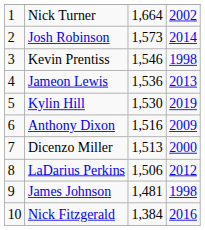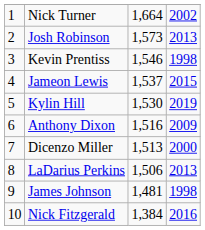(183, 37) 2014 -> (183, 37) 2013
(147, 81) 1,536 -> (147, 81) 1,537
(183, 81) 2013 -> (183, 81) 2015
(183, 170) 2012 -> (183, 170) 2013
